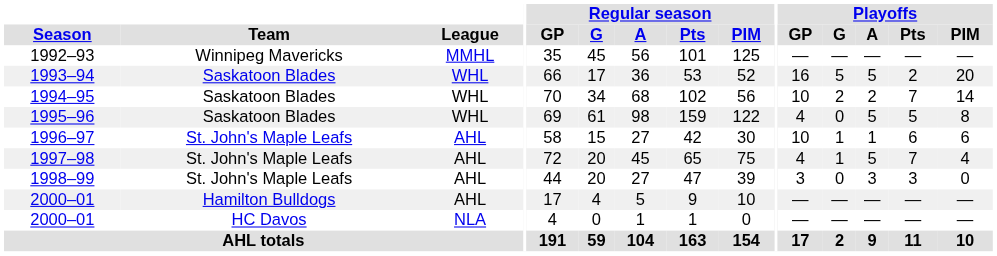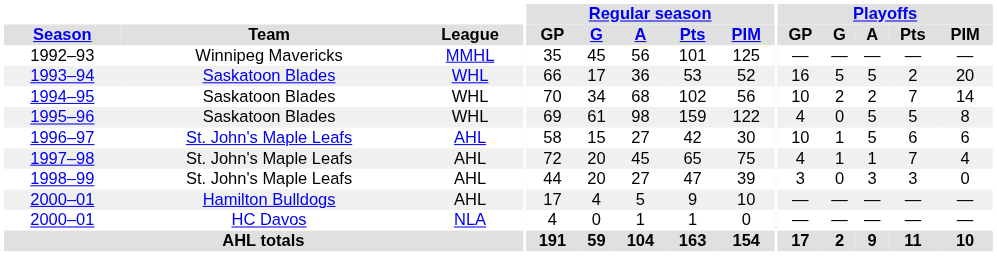(872, 137) 1 -> (872, 137) 5
(872, 158) 5 -> (872, 158) 1
